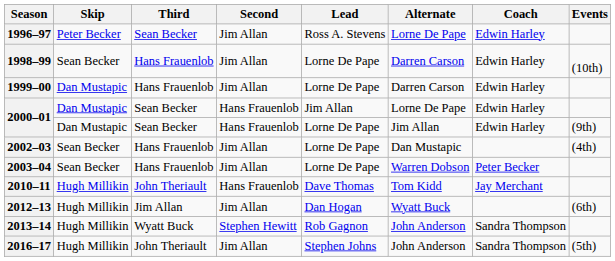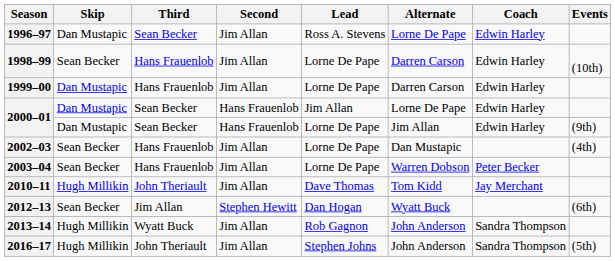(89, 34) Peter Becker -> (92, 34) Dan Mustapic
(259, 186) Hans Frauenlob -> (243, 186) Jim Allan
(93, 206) Hugh Millikin -> (88, 206) Sean Becker
(243, 206) Jim Allan -> (258, 206) Stephen Hewitt
(258, 226) Stephen Hewitt -> (243, 226) Jim Allan
